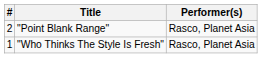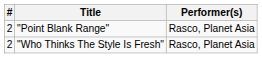(10, 45) 1 -> (10, 45) 2
